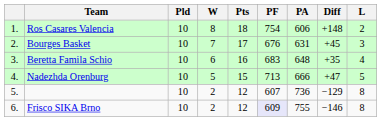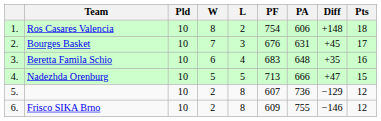columns swapped: (362, 12) <-> (243, 12)
(272, 108) lavender background -> (272, 108) no background
